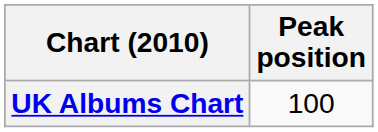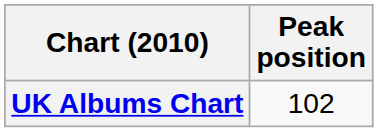(311, 103) 100 -> (311, 103) 102
